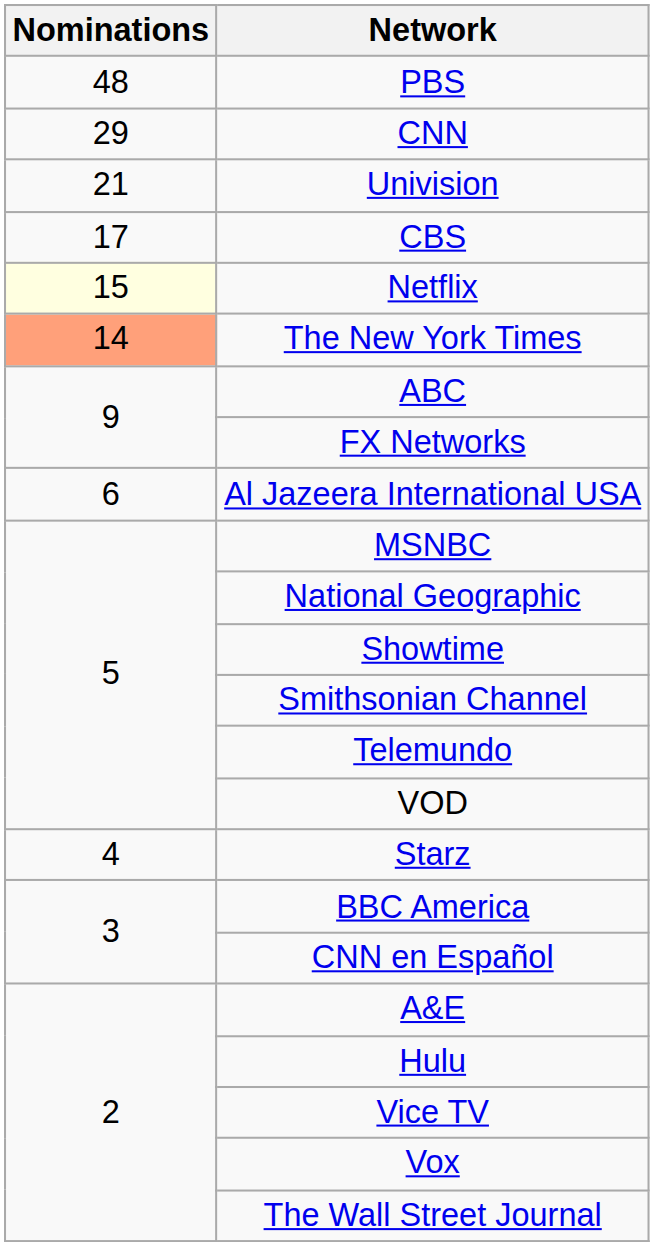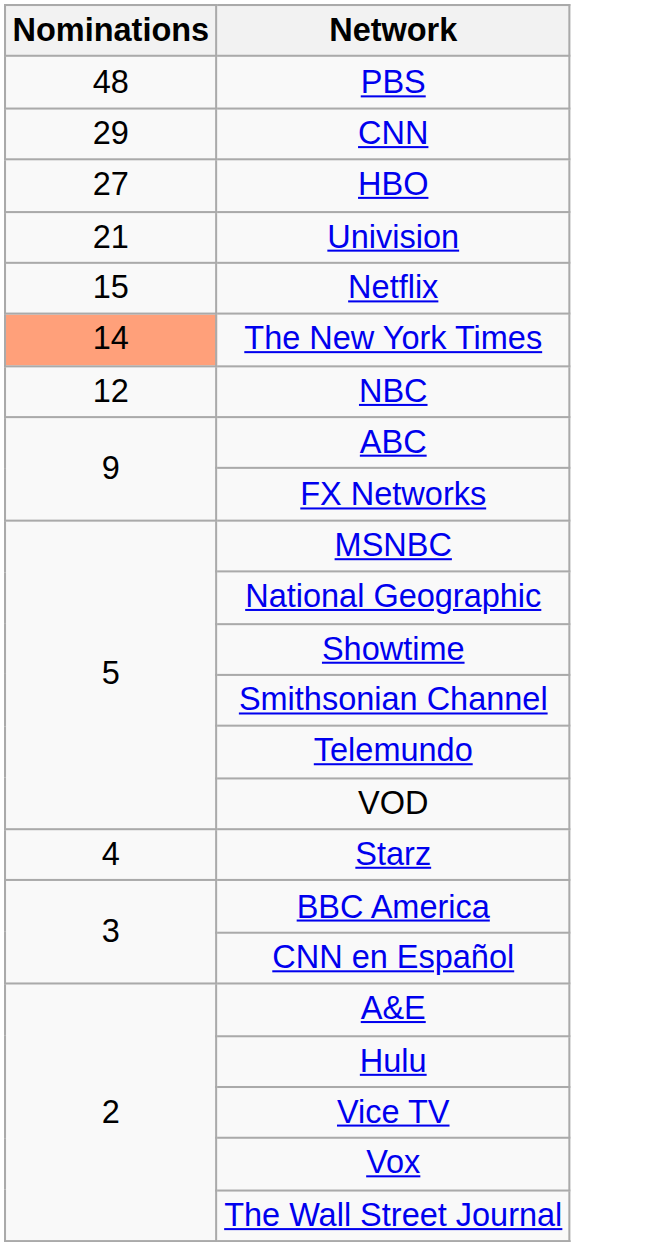+ row: (393, 184)
- row: (433, 236)
(111, 287) lightyellow background -> (111, 287) no background
+ row: (393, 390)
- row: (433, 493)
